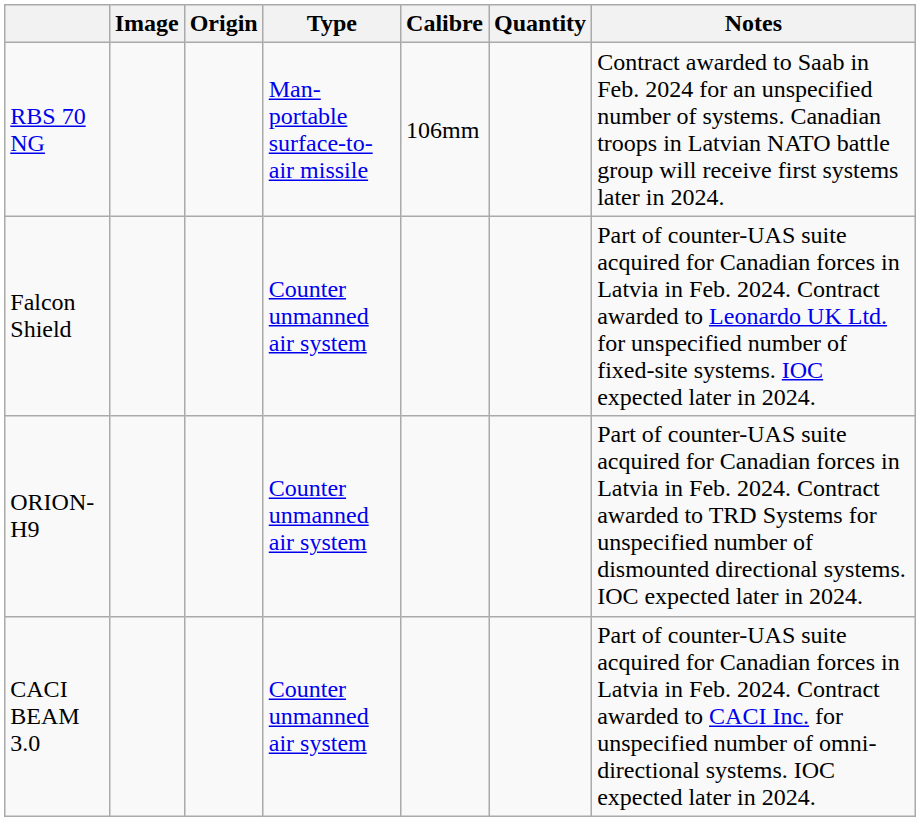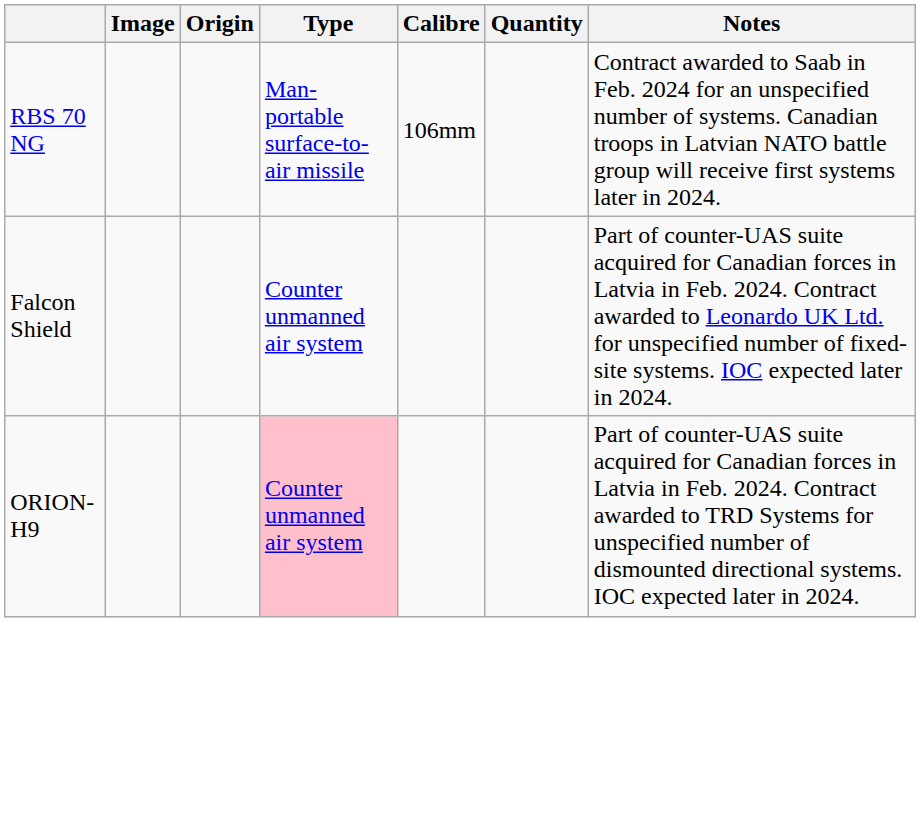(319, 515) no background -> (315, 515) pink background
- row: (45, 715)
